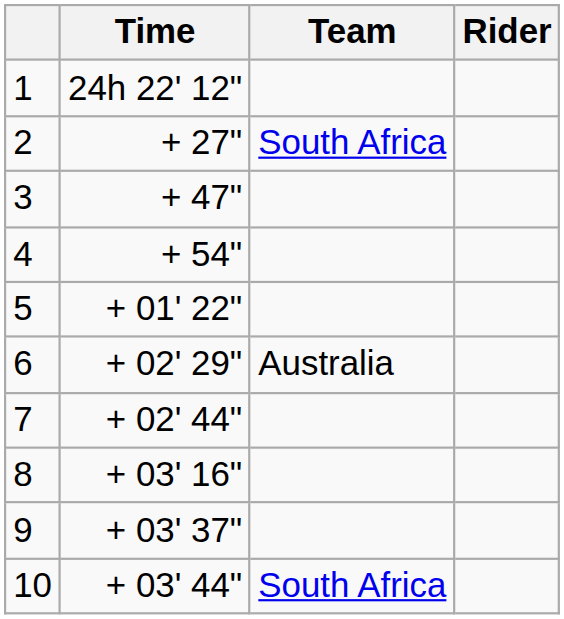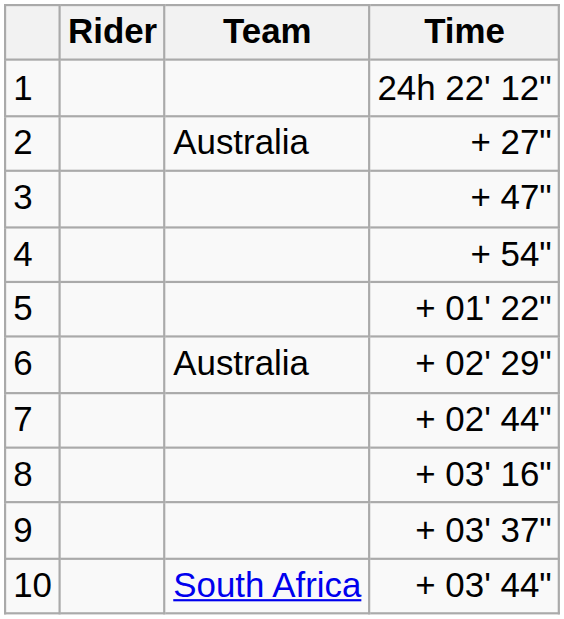columns swapped: (507, 32) <-> (155, 32)
(352, 142) South Africa -> (241, 142) Australia
